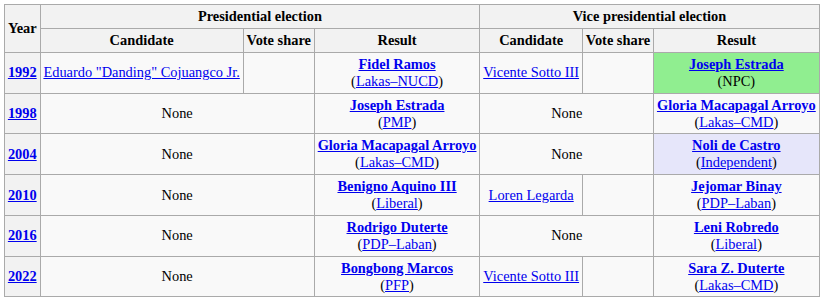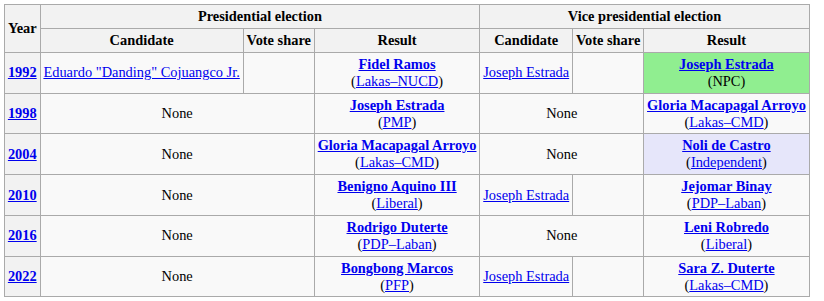(531, 72) Vicente Sotto III -> (526, 72) Joseph Estrada
(531, 195) Loren Legarda -> (526, 195) Joseph Estrada
(531, 276) Vicente Sotto III -> (526, 276) Joseph Estrada
